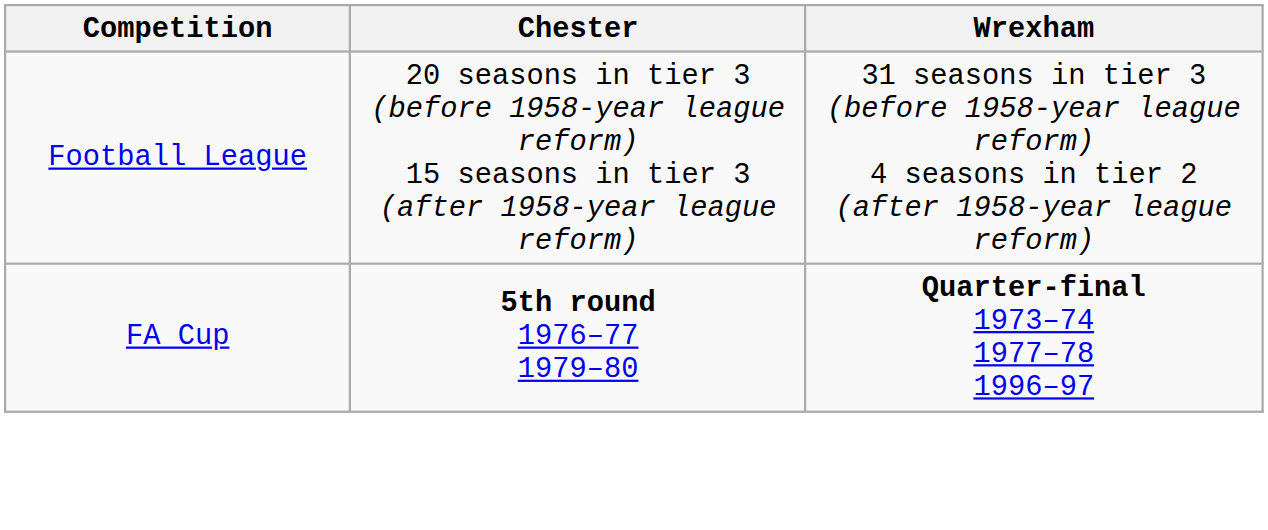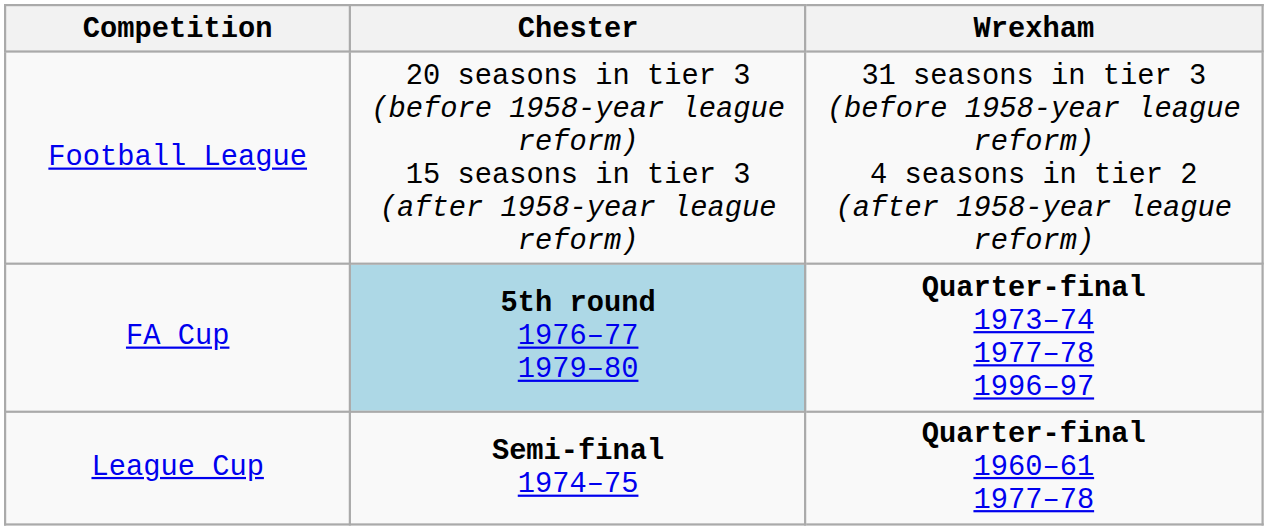(578, 338) no background -> (578, 338) lightblue background
+ row: (178, 467)
